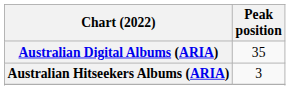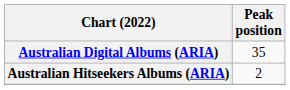(259, 73) 3 -> (259, 73) 2
